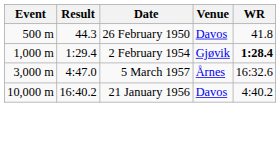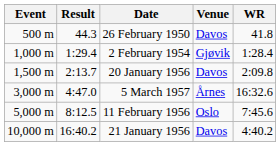(257, 53) bold -> (257, 53) normal
+ row: (149, 72)
+ row: (146, 111)
